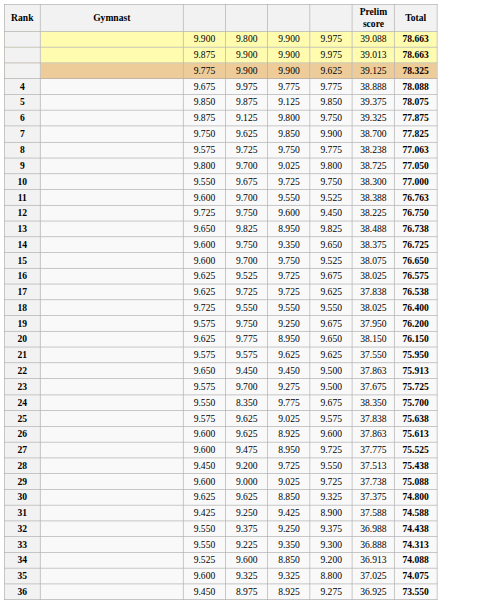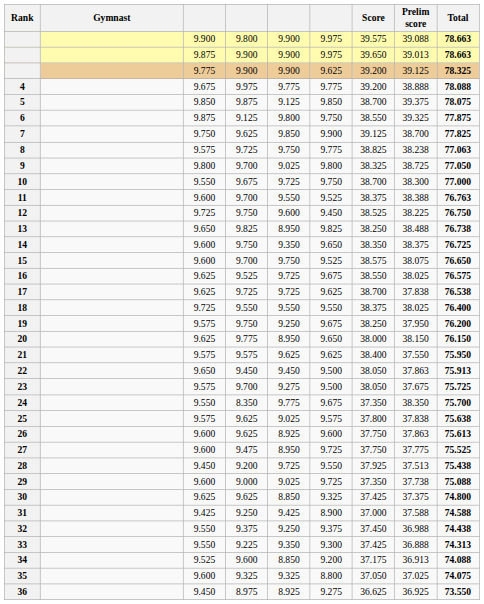+ column: (373, 18)
